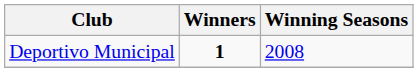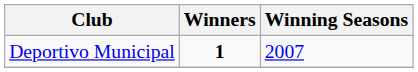(284, 51) 2008 -> (284, 51) 2007
